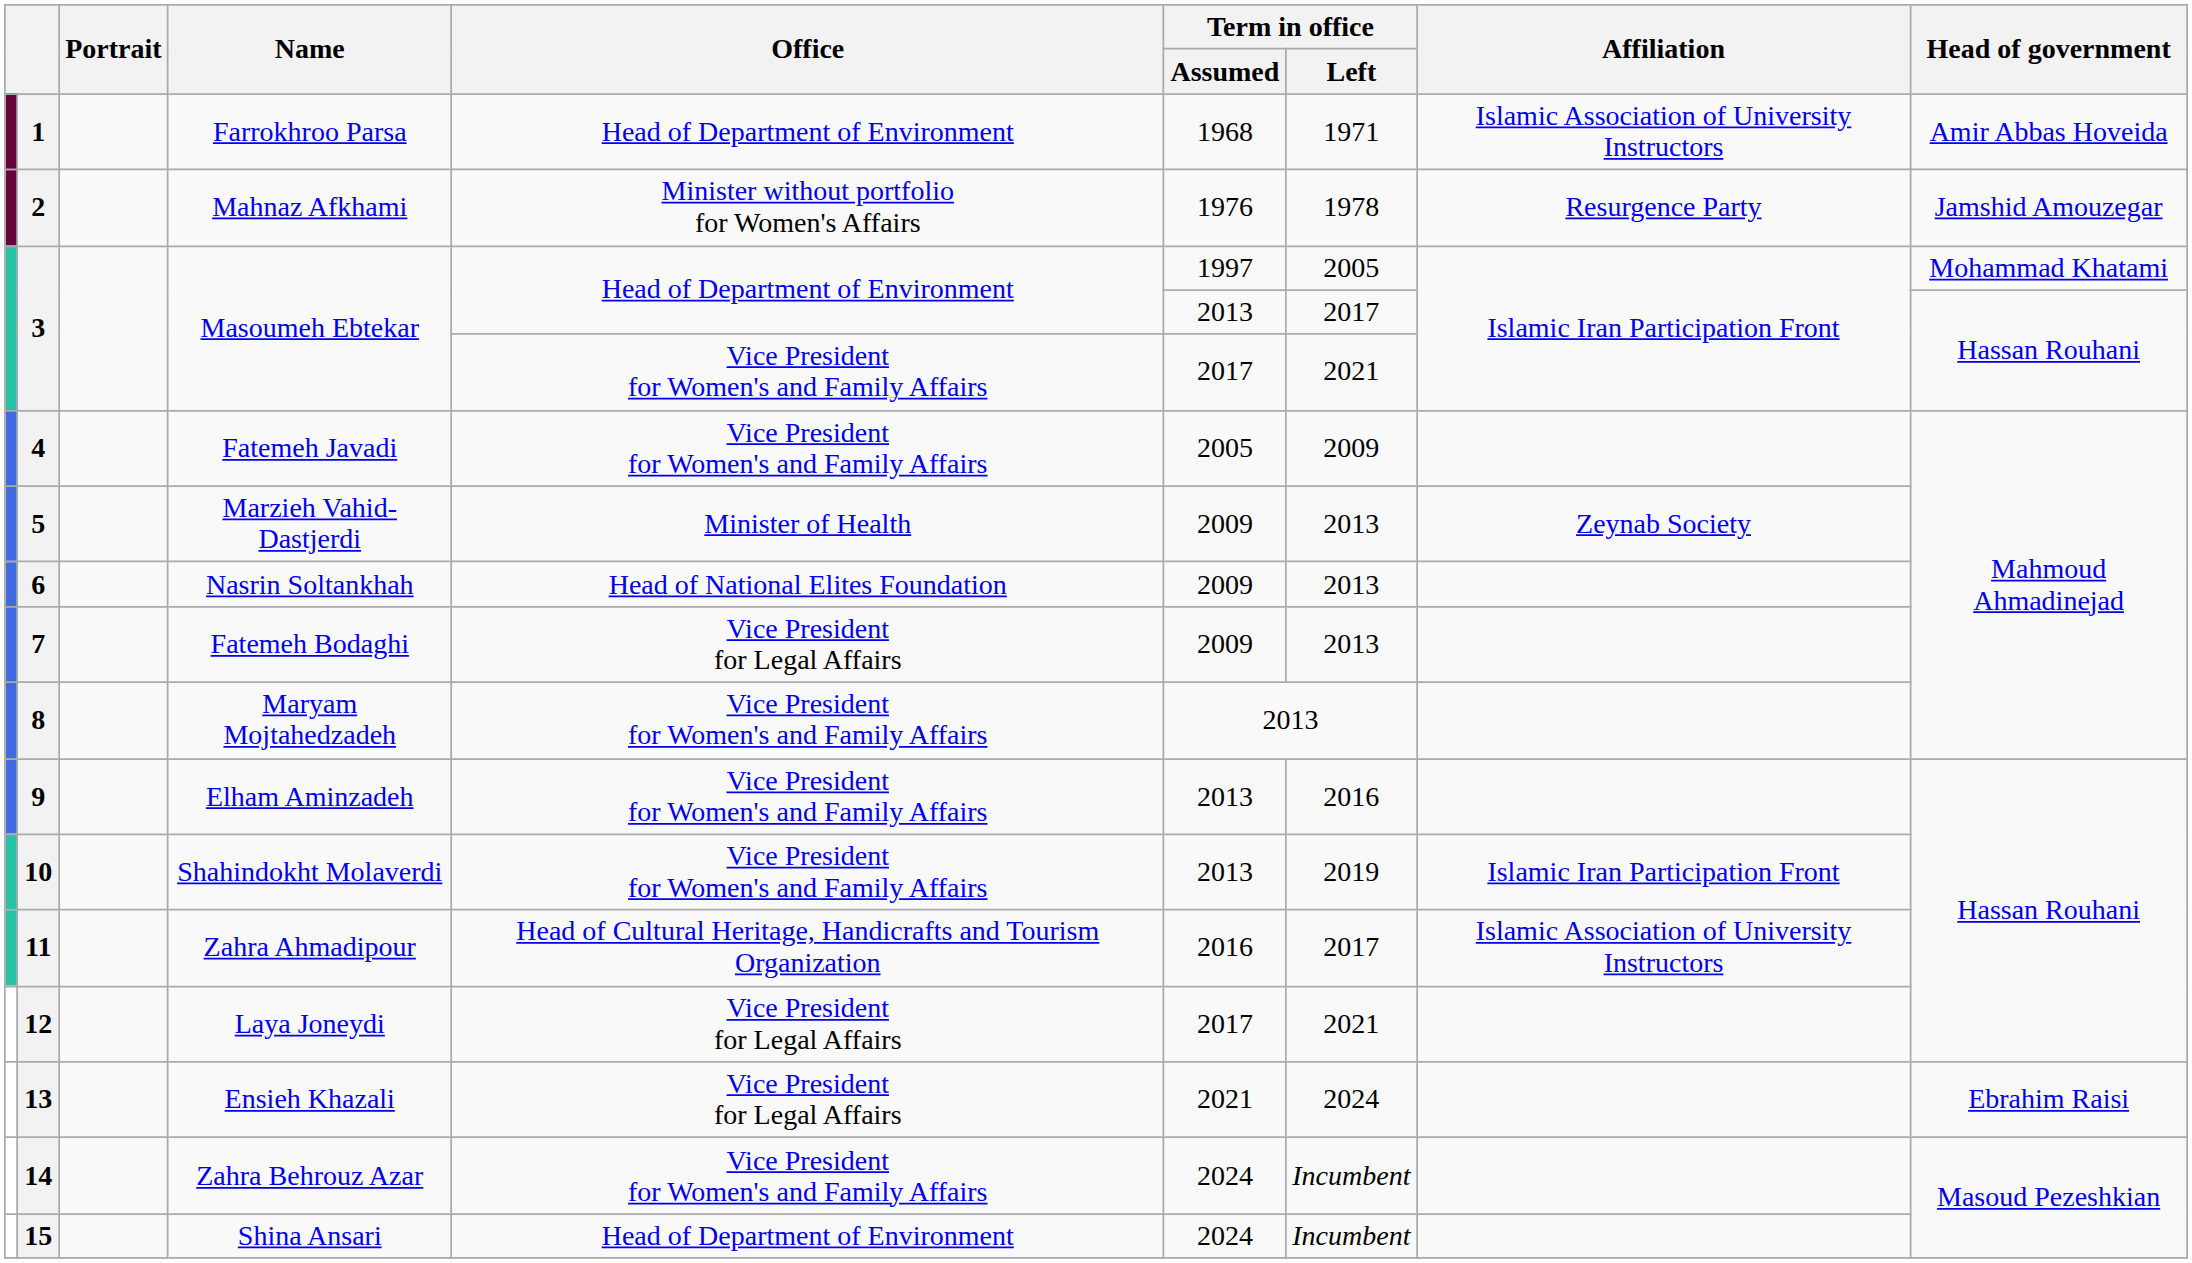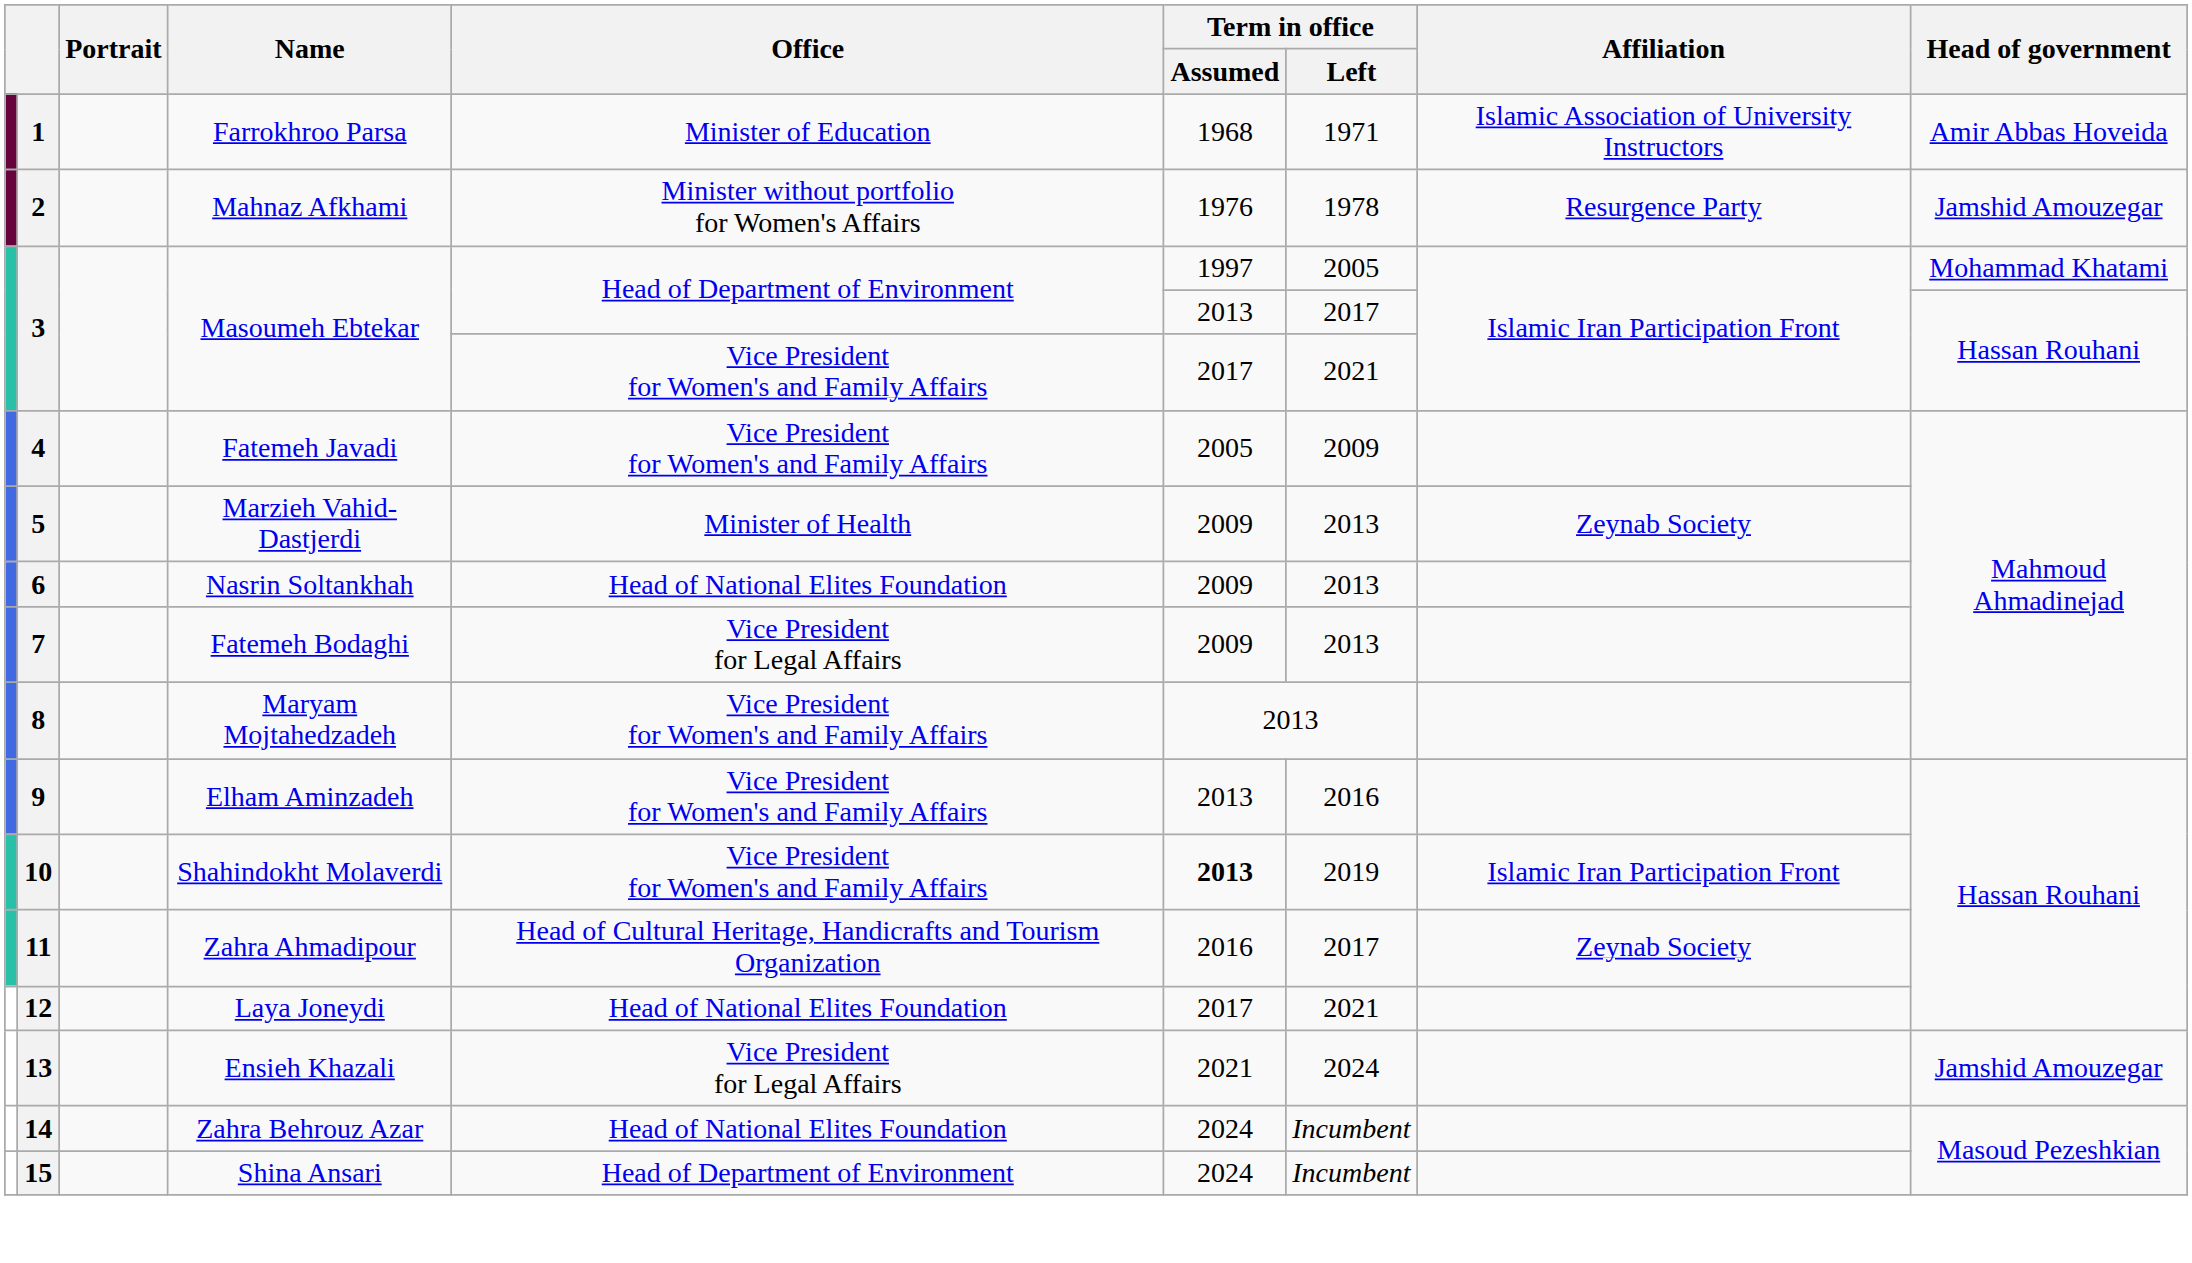(808, 131) Head of Department of Environment -> (808, 131) Minister of Education
(1225, 871) normal -> (1225, 871) bold
(1664, 947) Islamic Association of University Instructors -> (1664, 947) Zeynab Society
(808, 1023) Vice President for Legal Affairs -> (808, 1007) Head of National Elites Foundation
(2049, 1099) Ebrahim Raisi -> (2049, 1067) Jamshid Amouzegar
(808, 1175) Vice President for Women's and Family Affairs -> (808, 1128) Head of National Elites Foundation
